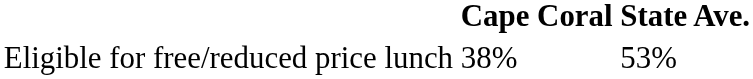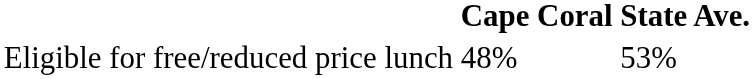(489, 58) 38% -> (489, 58) 48%
